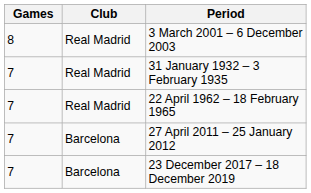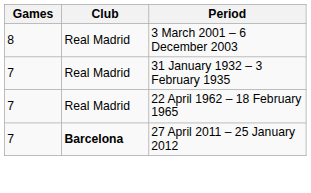(92, 139) normal -> (94, 139) bold
- row: (214, 172)
